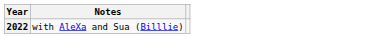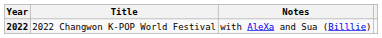+ column: (124, 12)
